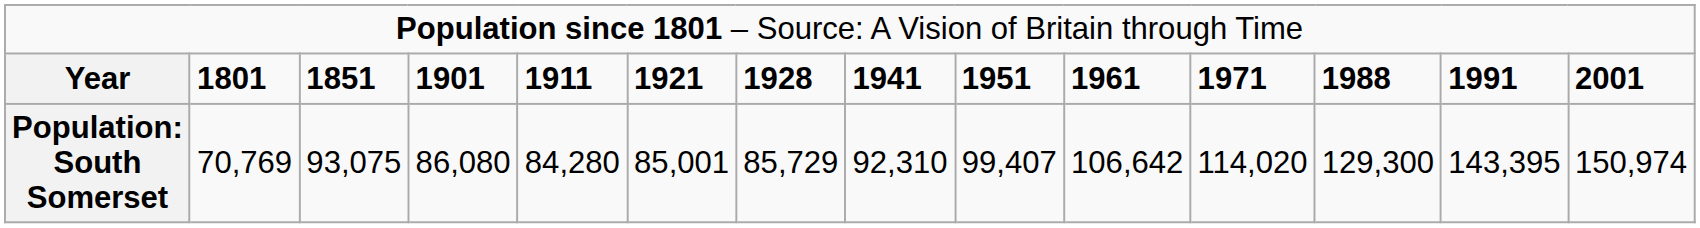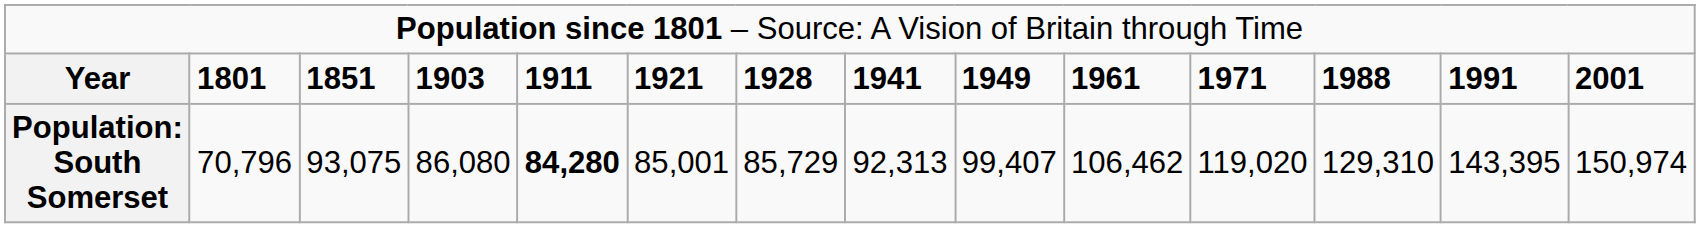(450, 78) 1901 -> (450, 78) 1903
(996, 78) 1951 -> (996, 78) 1949
(245, 162) 70,769 -> (245, 162) 70,796
(572, 162) normal -> (572, 162) bold
(900, 162) 92,310 -> (900, 162) 92,313
(1127, 162) 106,642 -> (1127, 162) 106,462
(1253, 162) 114,020 -> (1253, 162) 119,020
(1378, 162) 129,300 -> (1378, 162) 129,310
